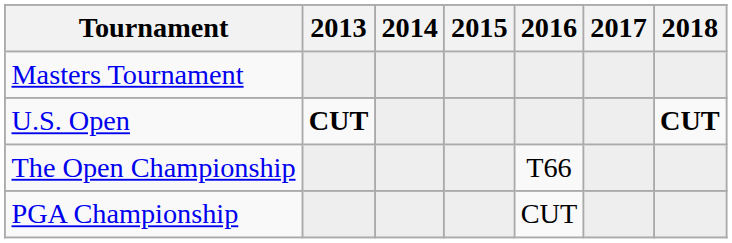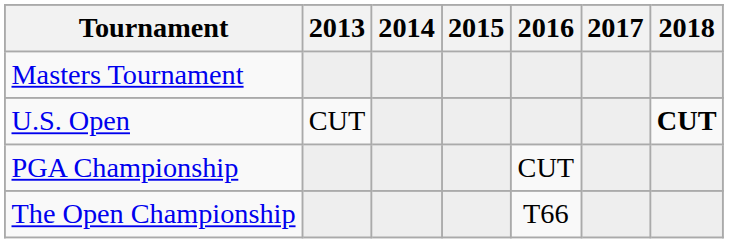(338, 121) bold -> (337, 121) normal
rows swapped: (154, 167) <-> (125, 214)
